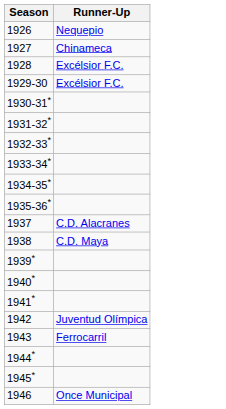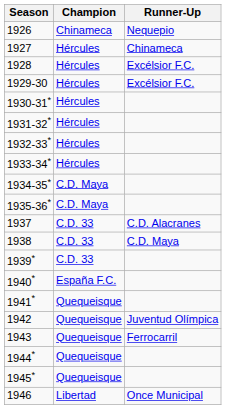+ column: (89, 13)
